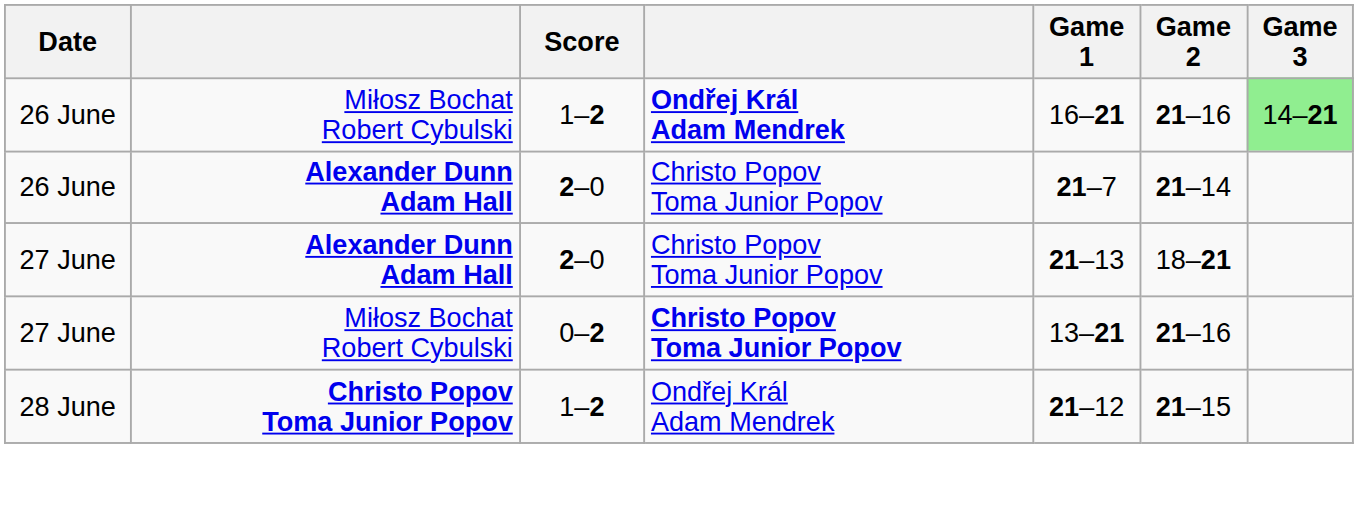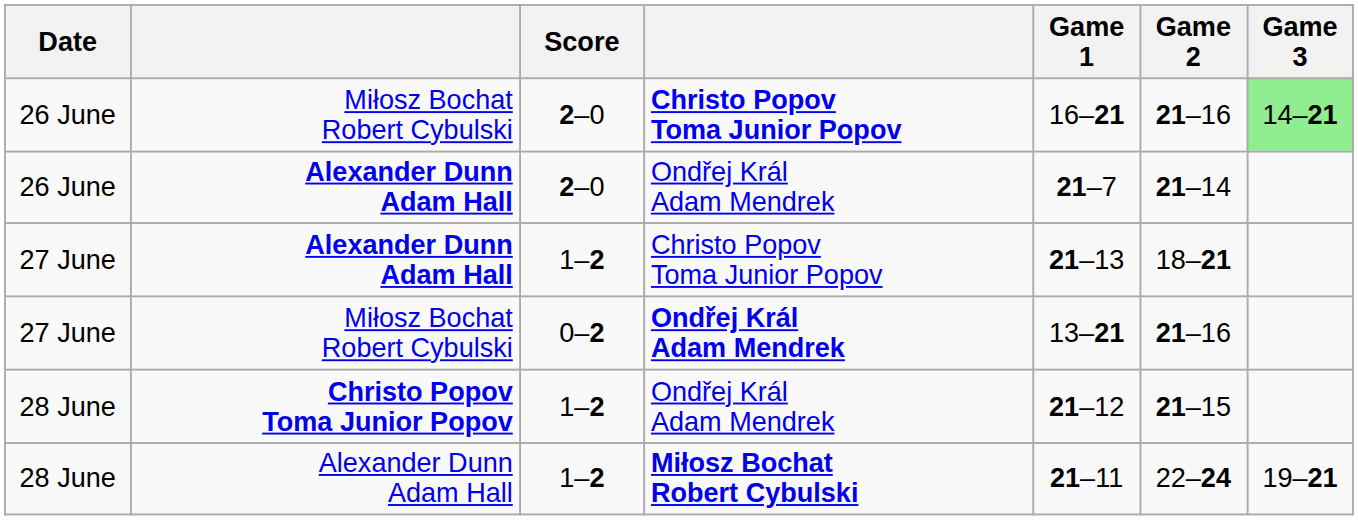(582, 115) 1–2 -> (582, 115) 2–0
(748, 115) Ondřej Král Adam Mendrek -> (776, 115) Christo Popov Toma Junior Popov
(767, 187) Christo Popov Toma Junior Popov -> (743, 187) Ondřej Král Adam Mendrek
(582, 260) 2–0 -> (582, 260) 1–2
(776, 333) Christo Popov Toma Junior Popov -> (748, 333) Ondřej Král Adam Mendrek
+ row: (68, 479)
